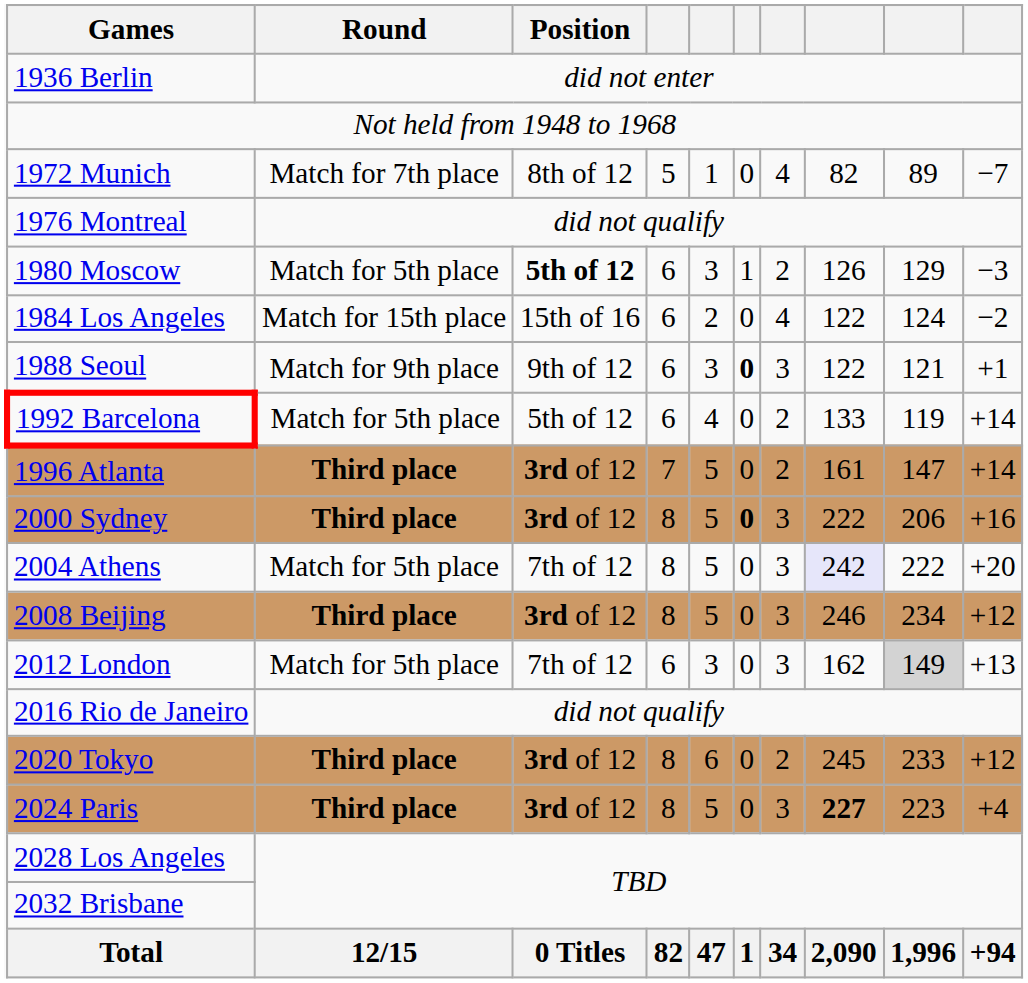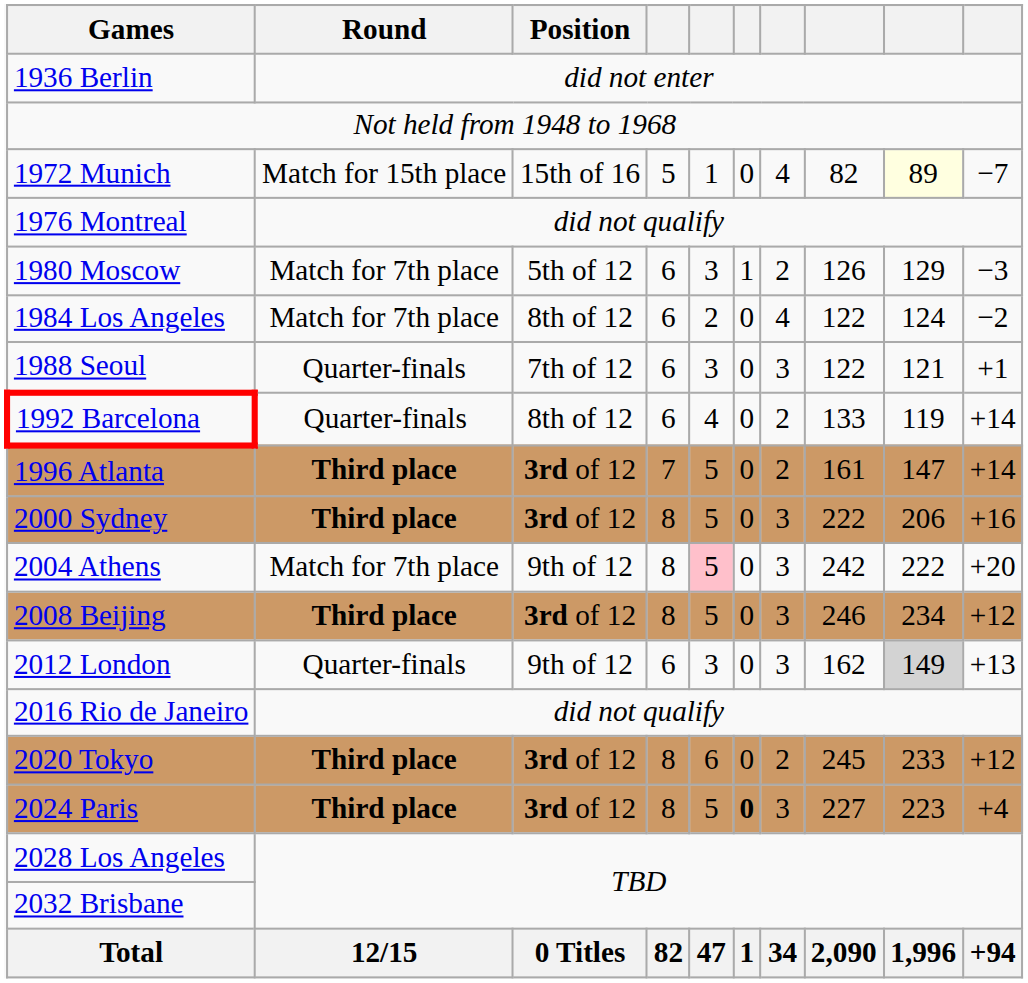(384, 173) Match for 7th place -> (384, 173) Match for 15th place
(580, 173) 8th of 12 -> (580, 173) 15th of 16
(923, 173) no background -> (923, 173) lightyellow background
(384, 270) Match for 5th place -> (384, 270) Match for 7th place
(580, 270) bold -> (580, 270) normal
(384, 318) Match for 15th place -> (384, 318) Match for 7th place
(580, 318) 15th of 16 -> (580, 318) 8th of 12
(384, 367) Match for 9th place -> (384, 367) Quarter-finals
(580, 367) 9th of 12 -> (580, 367) 7th of 12
(747, 367) bold -> (747, 367) normal
(385, 418) Match for 5th place -> (385, 418) Quarter-finals
(580, 418) 5th of 12 -> (580, 418) 8th of 12
(747, 519) bold -> (747, 519) normal
(384, 567) Match for 5th place -> (384, 567) Match for 7th place
(580, 567) 7th of 12 -> (580, 567) 9th of 12
(711, 567) no background -> (711, 567) pink background
(844, 567) lavender background -> (844, 567) no background
(384, 663) Match for 5th place -> (384, 663) Quarter-finals
(580, 663) 7th of 12 -> (580, 663) 9th of 12
(747, 808) normal -> (747, 808) bold
(844, 808) bold -> (844, 808) normal
